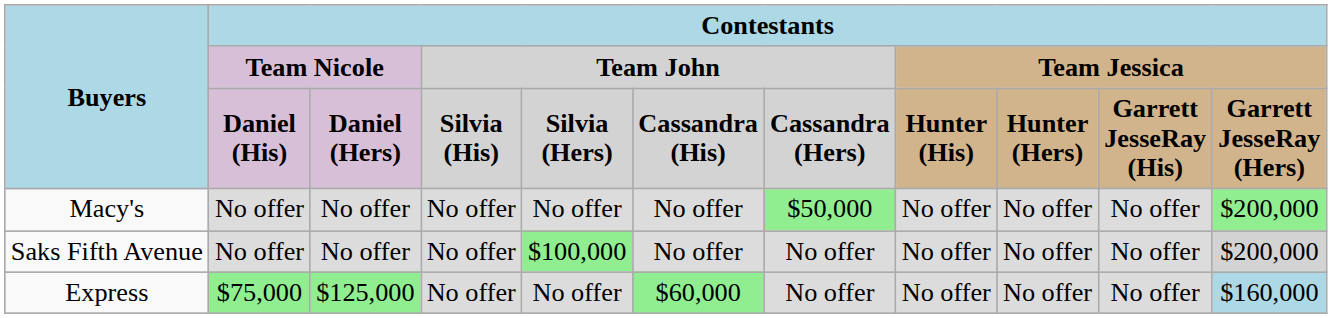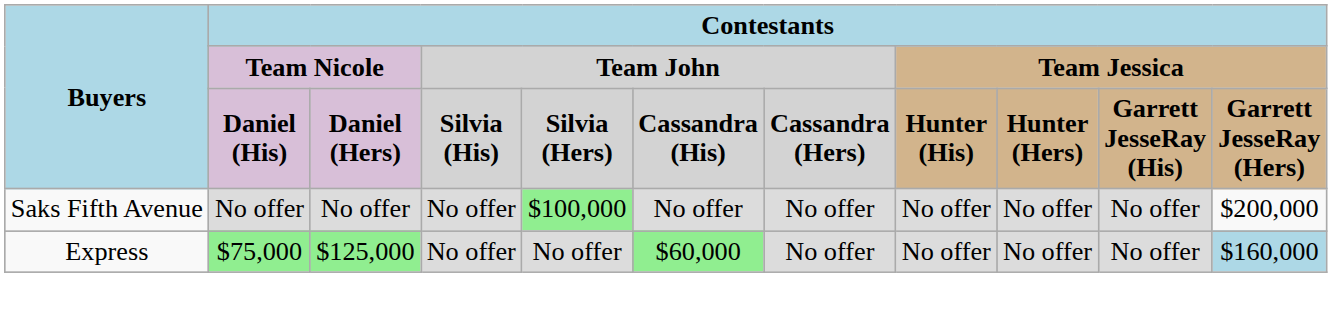- row: (107, 209)
(1269, 250) lightgrey background -> (1269, 209) no background
